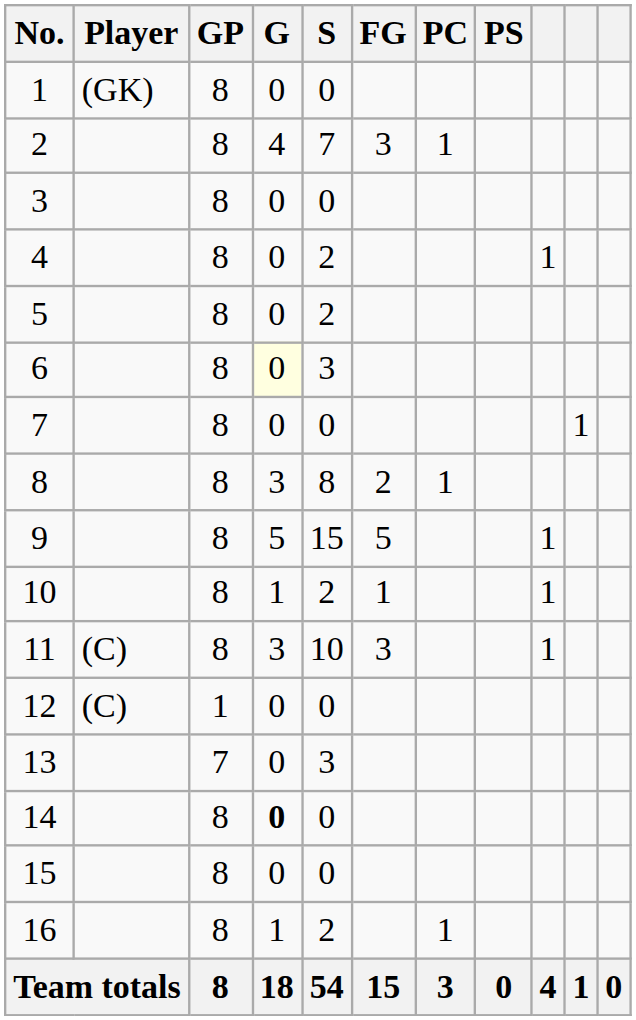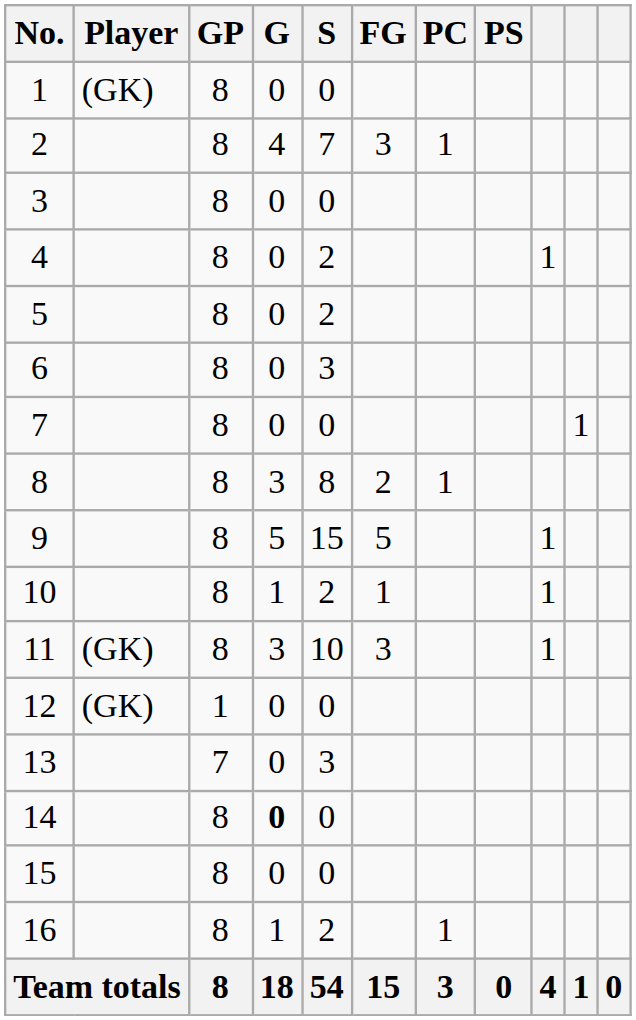(277, 369) lightyellow background -> (277, 369) no background
(104, 649) (C) -> (118, 649) (GK)
(104, 705) (C) -> (118, 705) (GK)
